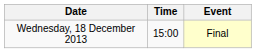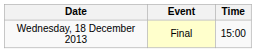columns swapped: (166, 12) <-> (218, 12)
